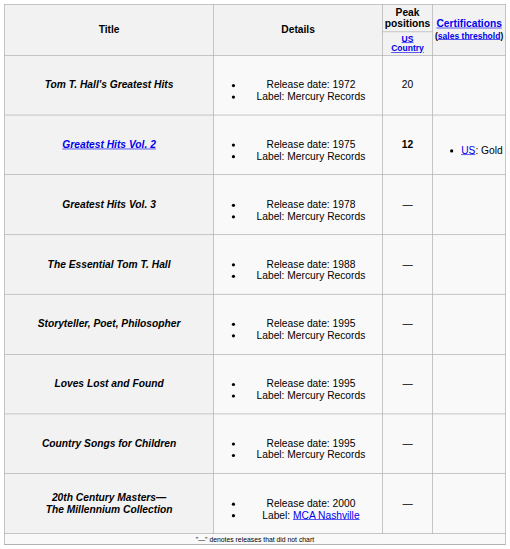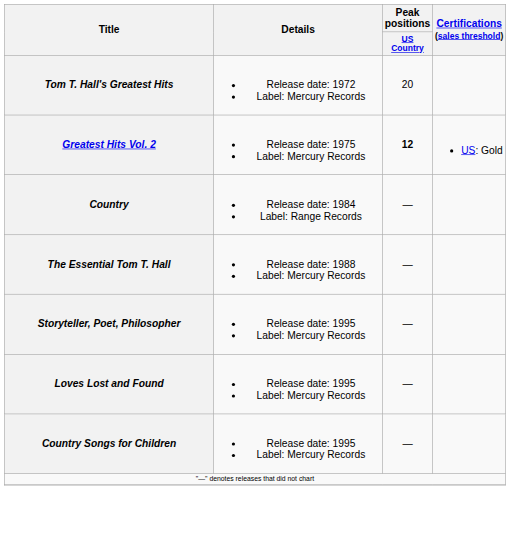- row: (109, 204)
+ row: (109, 204)
- row: (109, 503)
